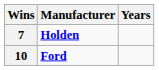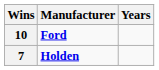rows swapped: (21, 55) <-> (21, 34)
